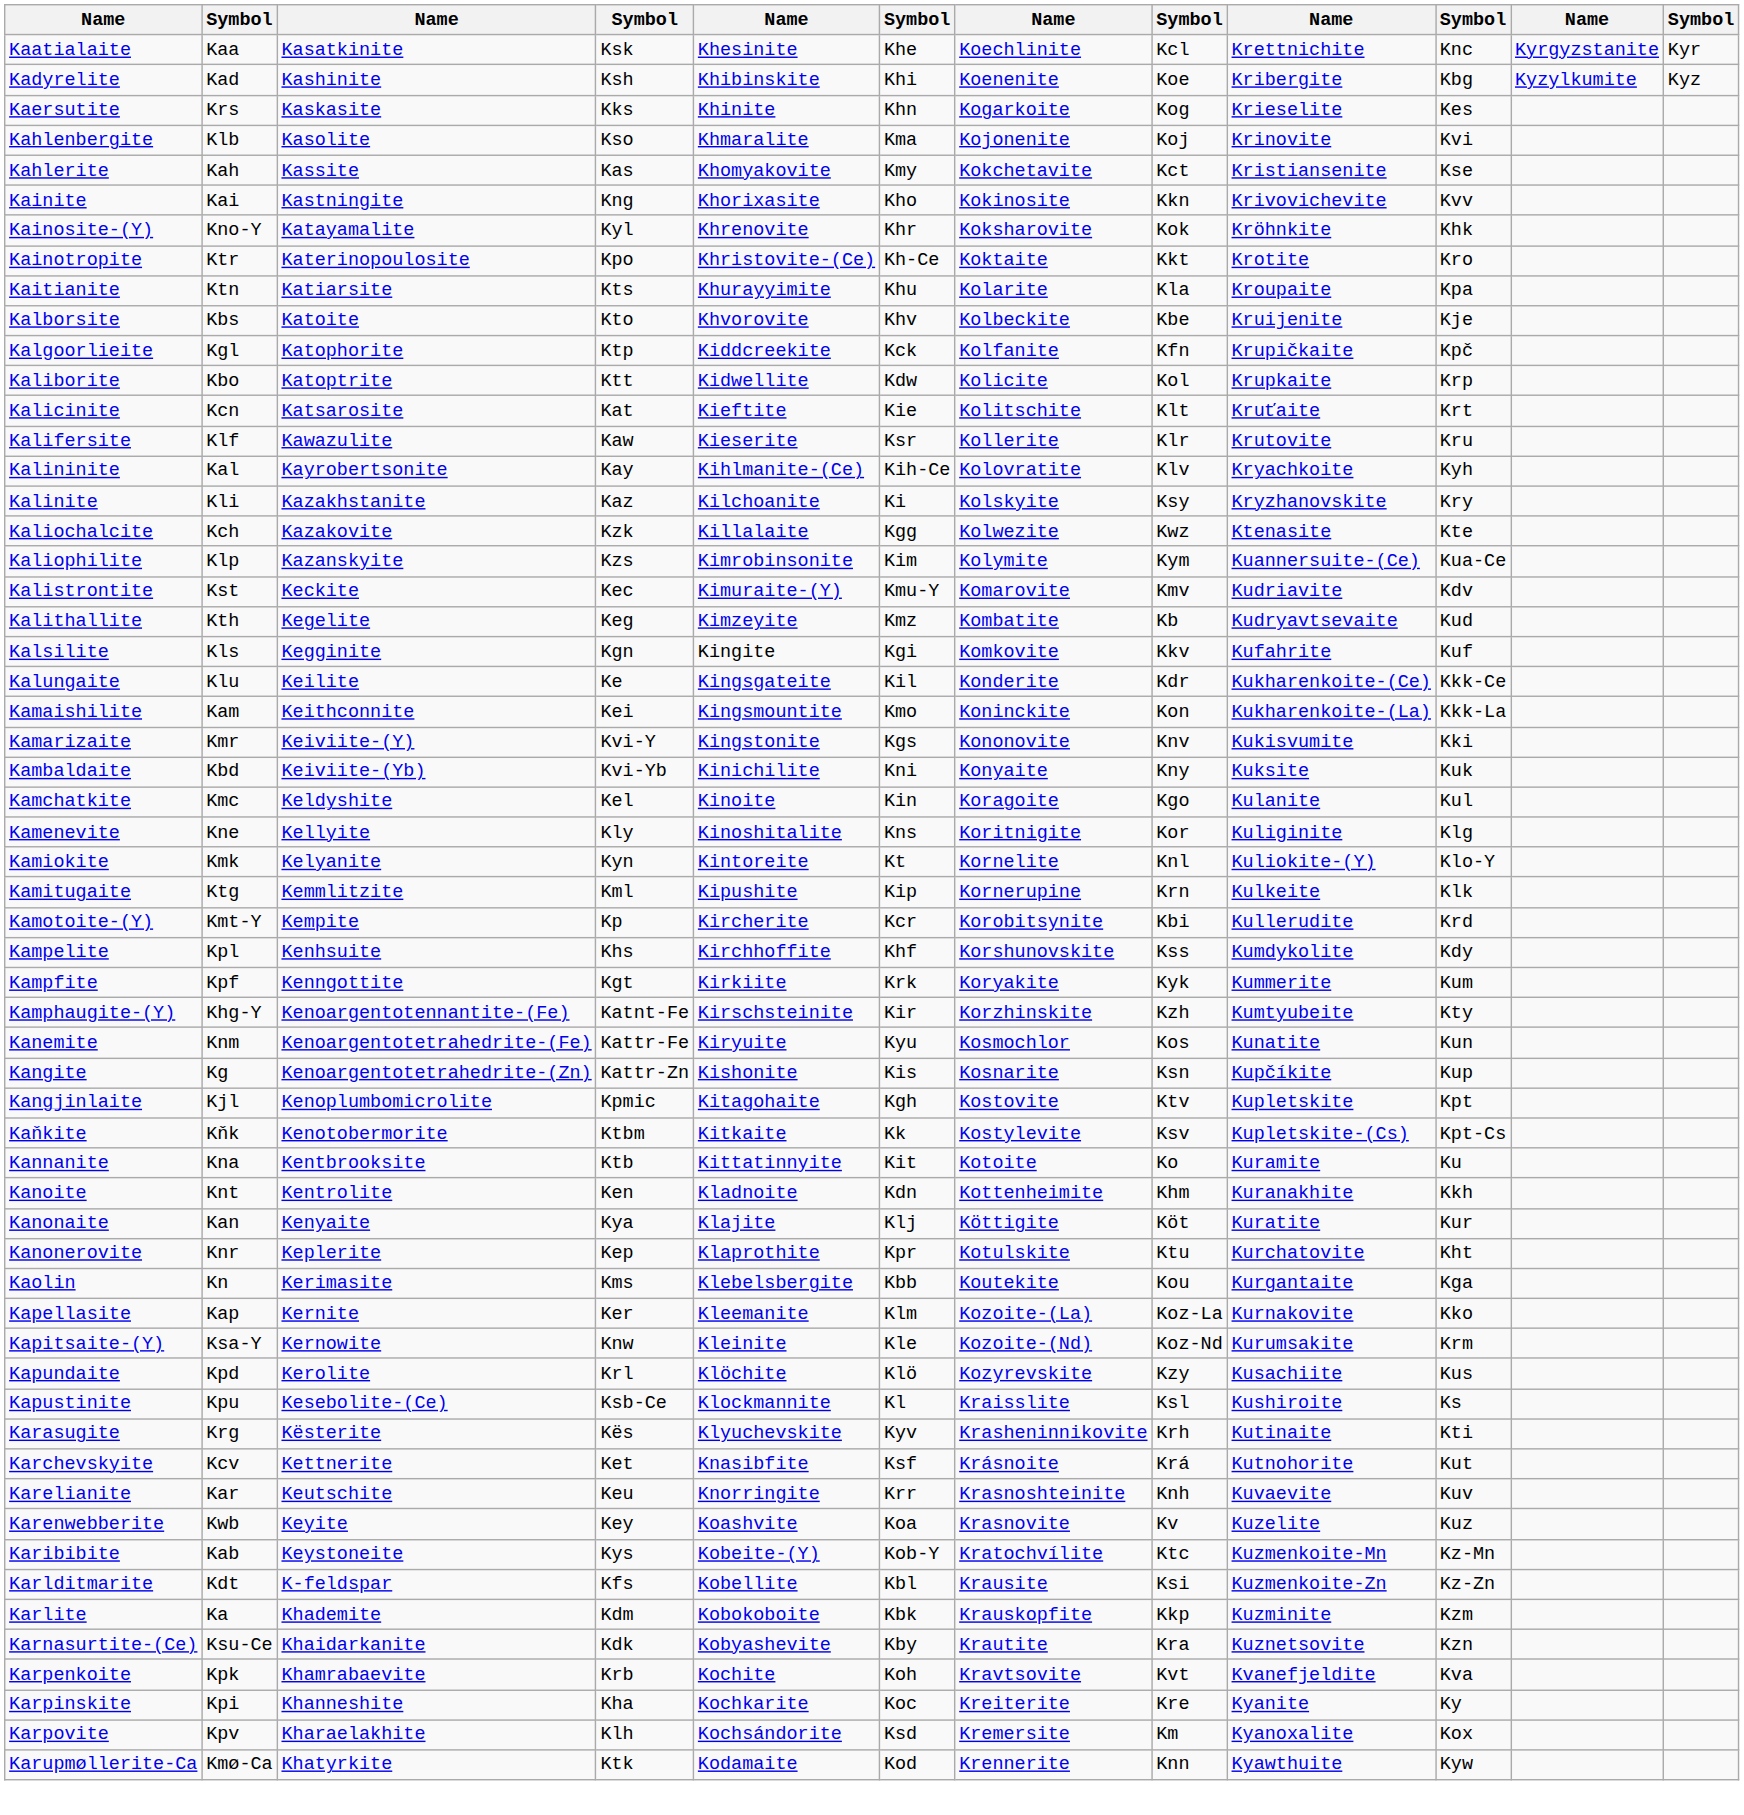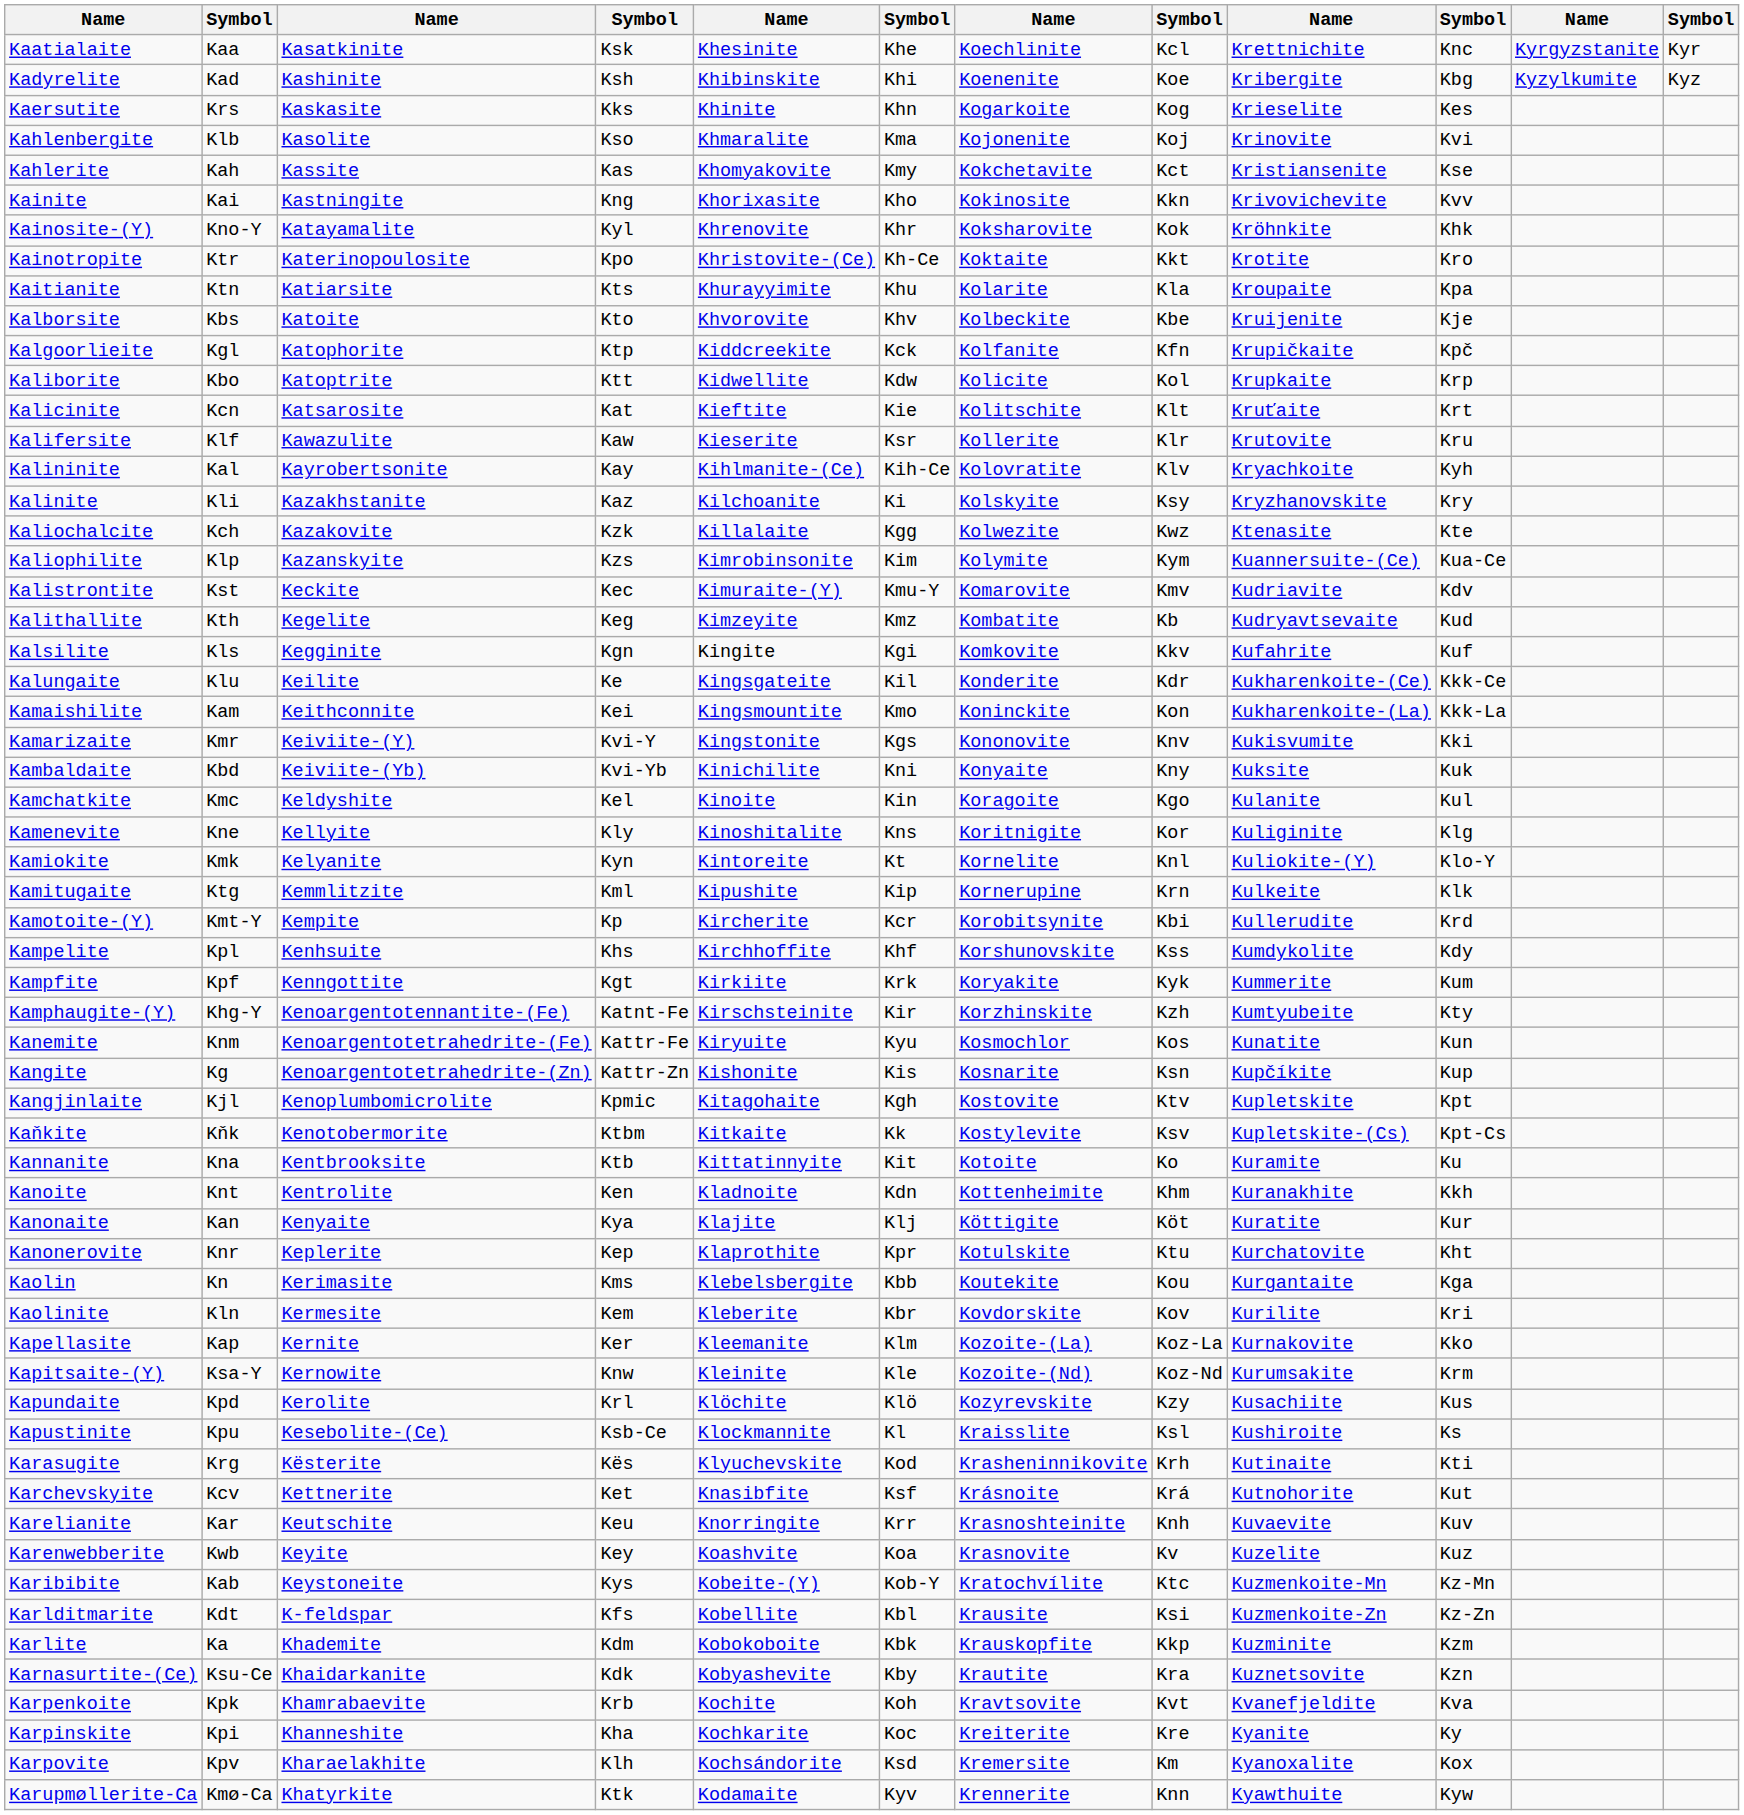+ row: (59, 1313)
(901, 1434) Kyv -> (901, 1464) Kod
(901, 1765) Kod -> (901, 1795) Kyv
